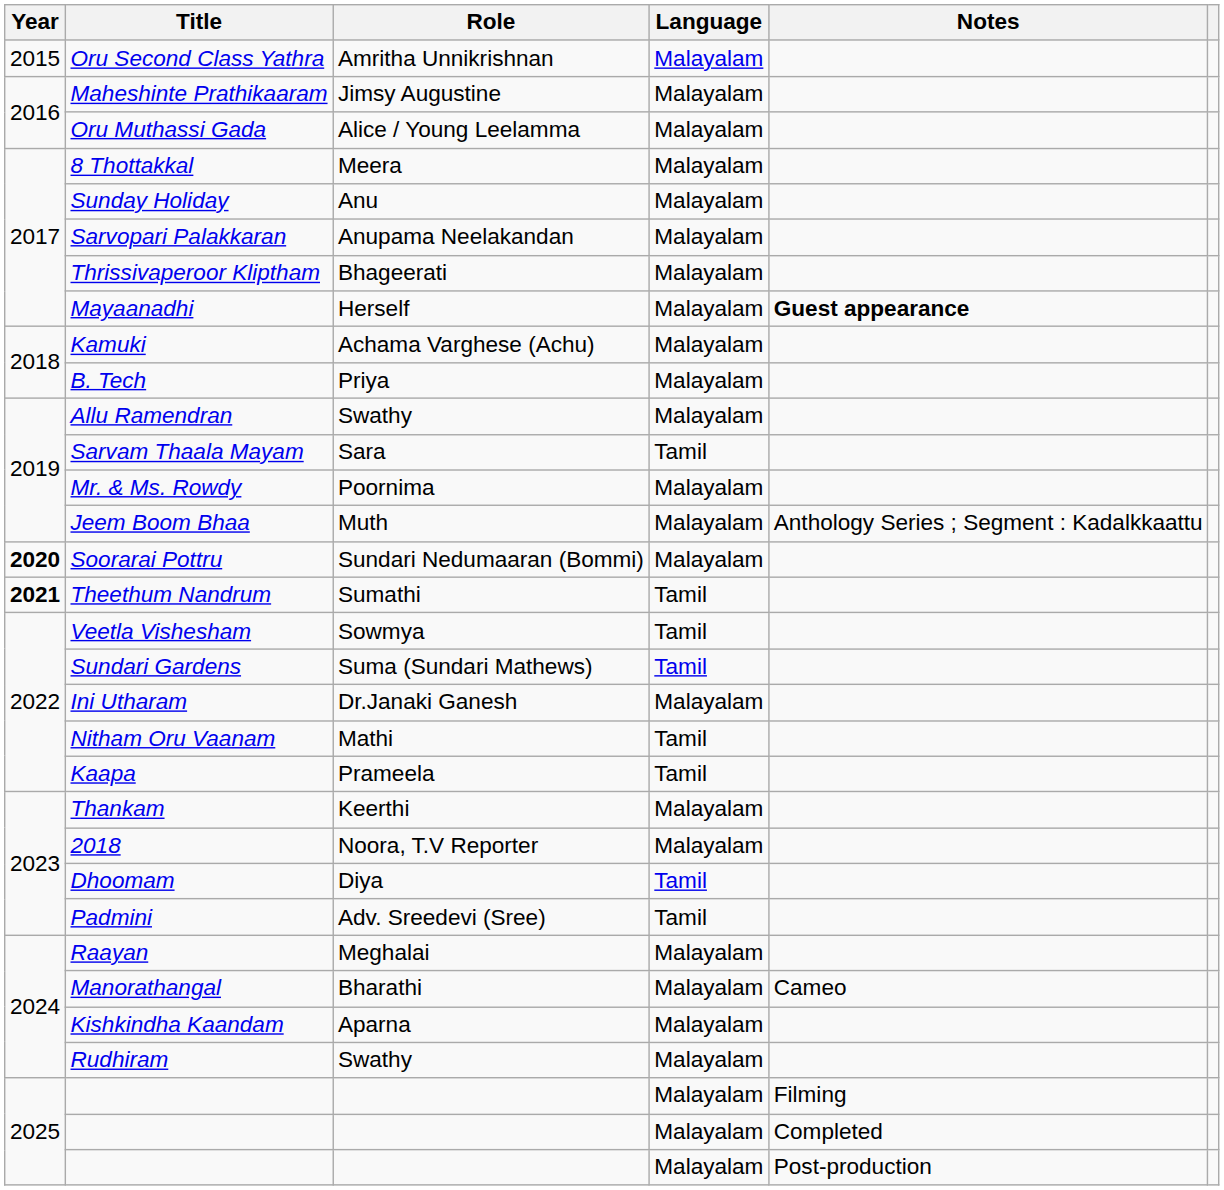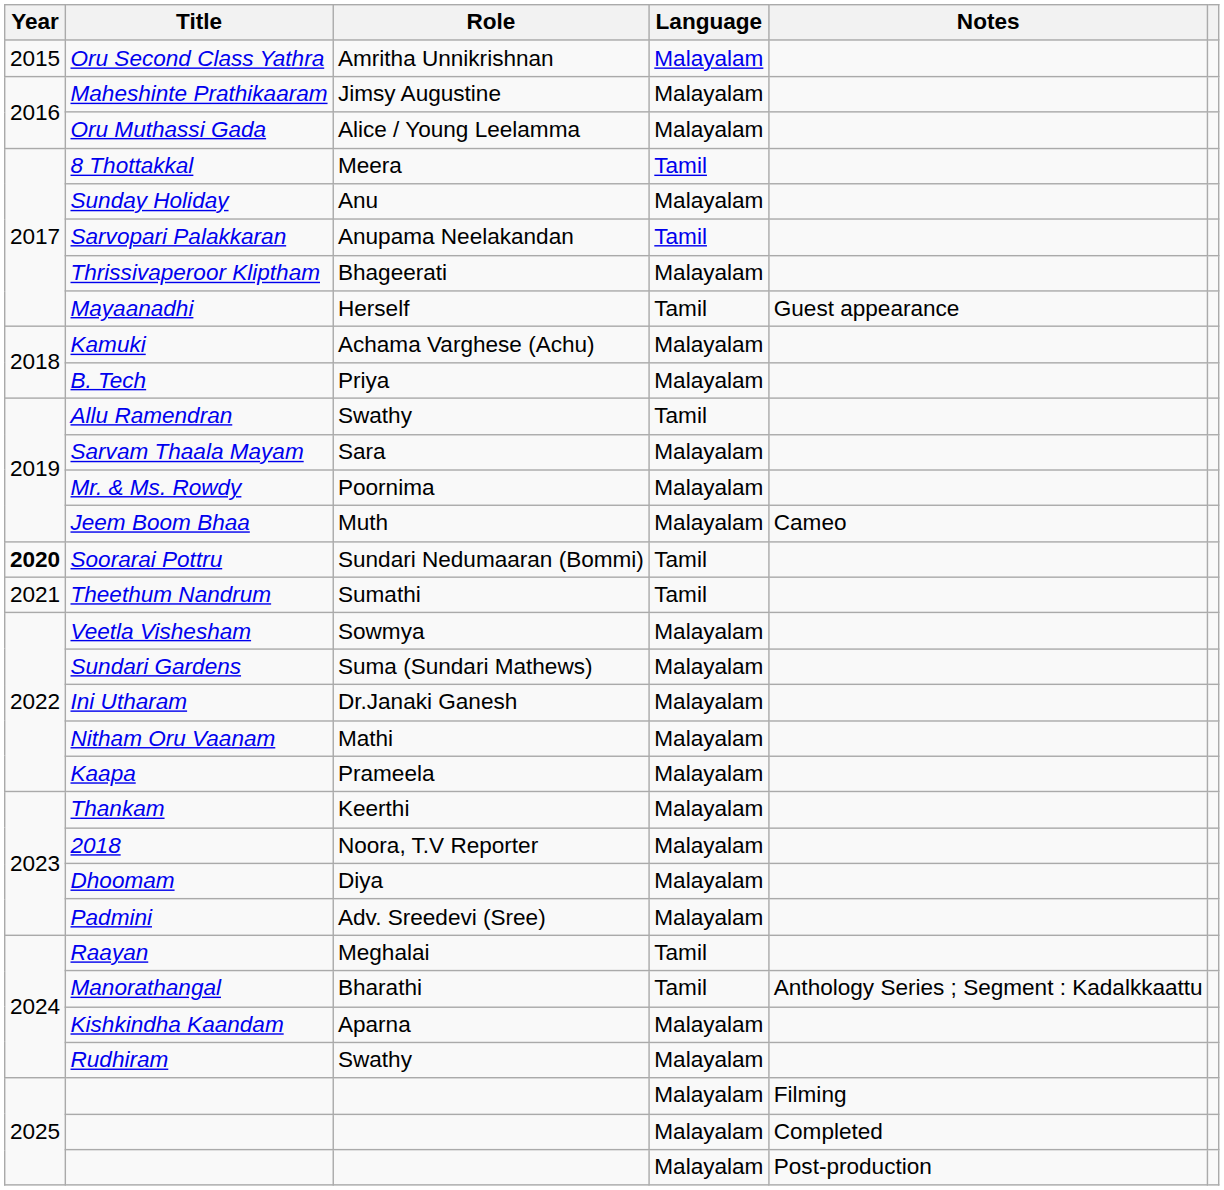(709, 165) Malayalam -> (681, 165) Tamil
(709, 237) Malayalam -> (681, 237) Tamil
(709, 308) Malayalam -> (681, 308) Tamil
(872, 308) bold -> (867, 308) normal
(709, 415) Malayalam -> (681, 415) Tamil
(681, 451) Tamil -> (709, 451) Malayalam
(988, 523) Anthology Series ; Segment : Kadalkkaattu -> (810, 523) Cameo
(709, 559) Malayalam -> (681, 559) Tamil
(35, 594) bold -> (35, 594) normal
(681, 630) Tamil -> (709, 630) Malayalam
(681, 666) Tamil -> (709, 666) Malayalam
(681, 737) Tamil -> (709, 737) Malayalam
(681, 773) Tamil -> (709, 773) Malayalam
(681, 881) Tamil -> (709, 881) Malayalam
(681, 916) Tamil -> (709, 916) Malayalam
(709, 952) Malayalam -> (681, 952) Tamil
(709, 988) Malayalam -> (681, 988) Tamil
(810, 988) Cameo -> (988, 988) Anthology Series ; Segment : Kadalkkaattu
